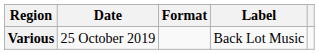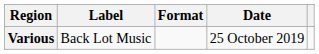columns swapped: (108, 15) <-> (259, 15)
